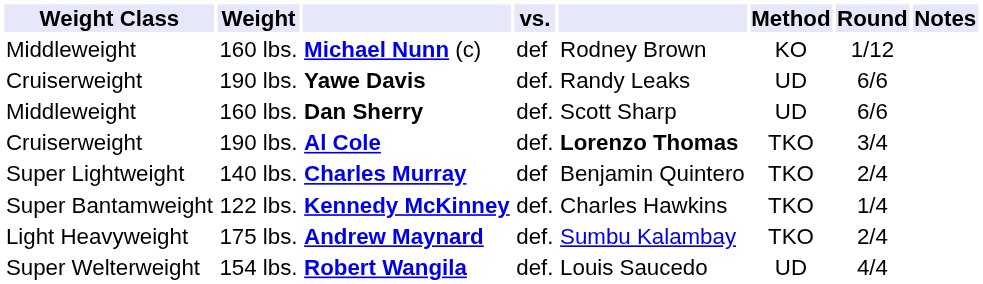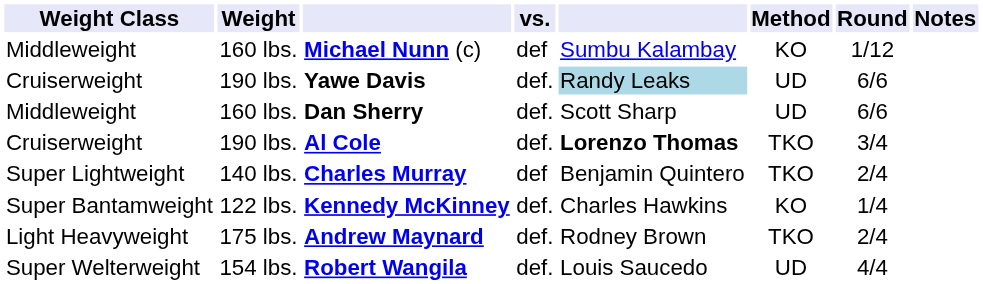(633, 49) Rodney Brown -> (648, 49) Sumbu Kalambay
(625, 81) no background -> (625, 81) lightblue background
(791, 205) TKO -> (791, 205) KO
(648, 236) Sumbu Kalambay -> (633, 236) Rodney Brown
